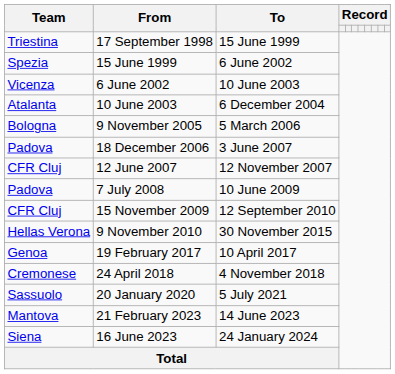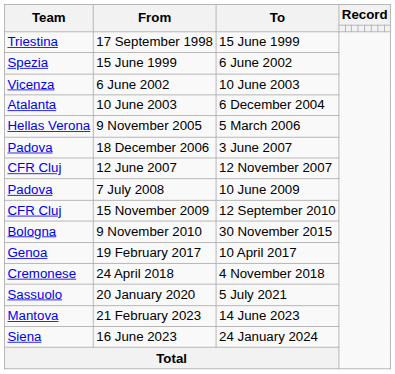(32, 126) Bologna -> (49, 126) Hellas Verona
(49, 231) Hellas Verona -> (32, 231) Bologna
